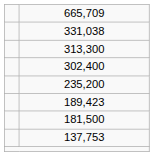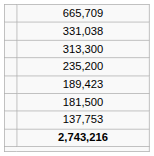- row: (84, 66)
+ row: (83, 137)
